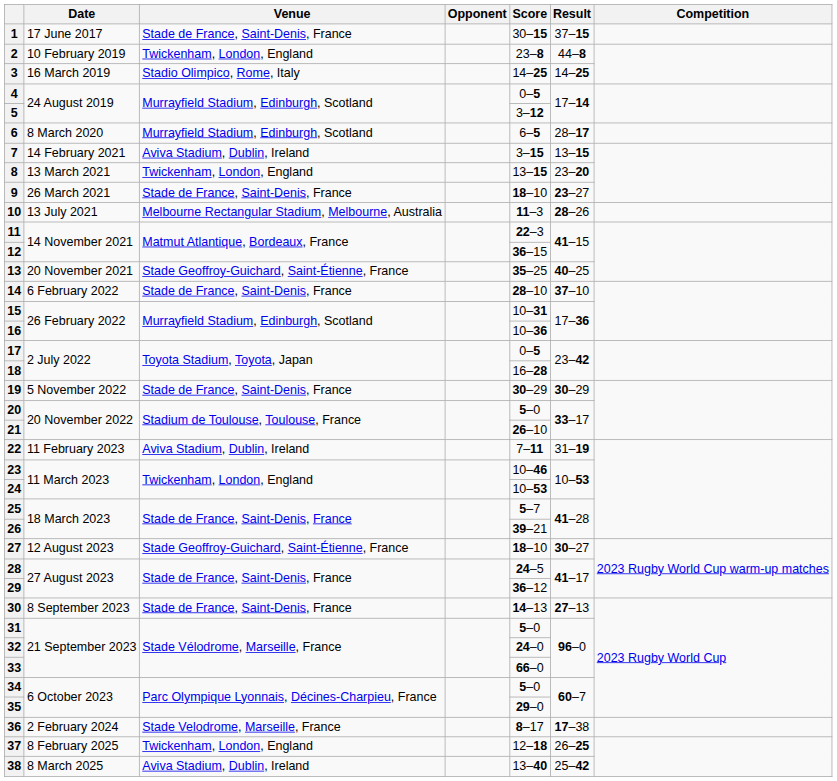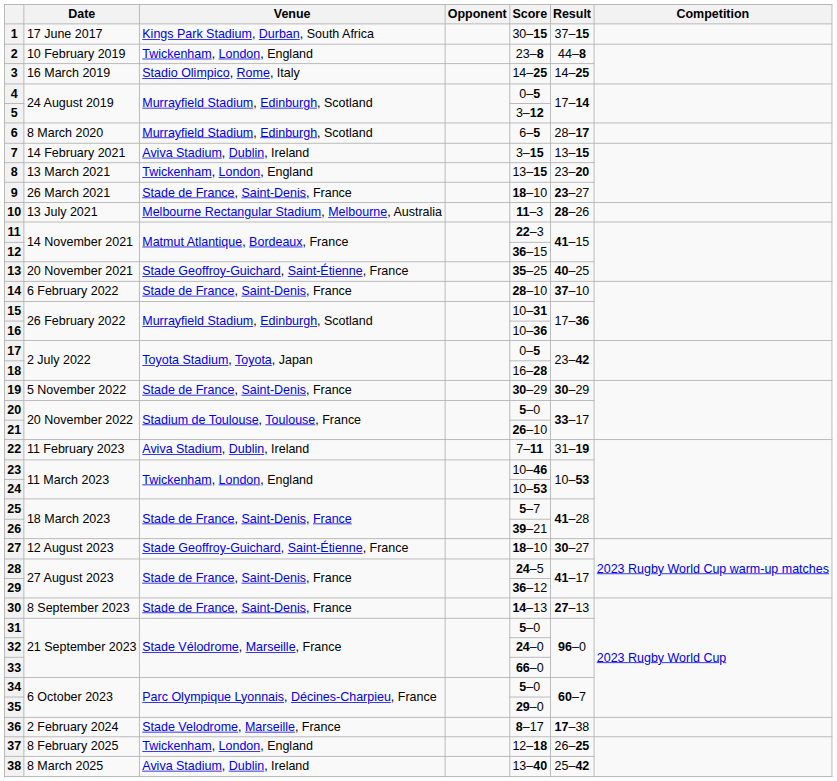(247, 34) Stade de France, Saint-Denis, France -> (258, 34) Kings Park Stadium, Durban, South Africa
